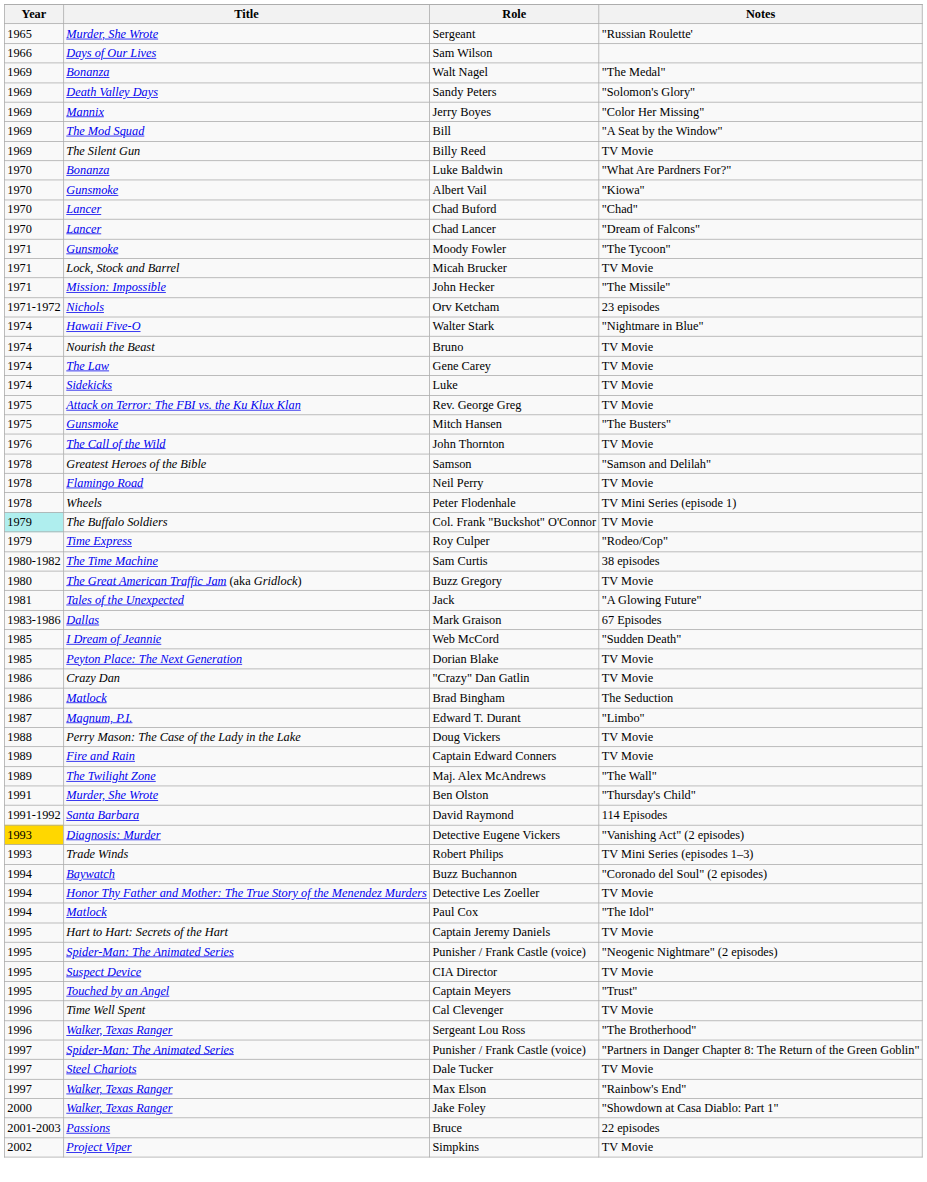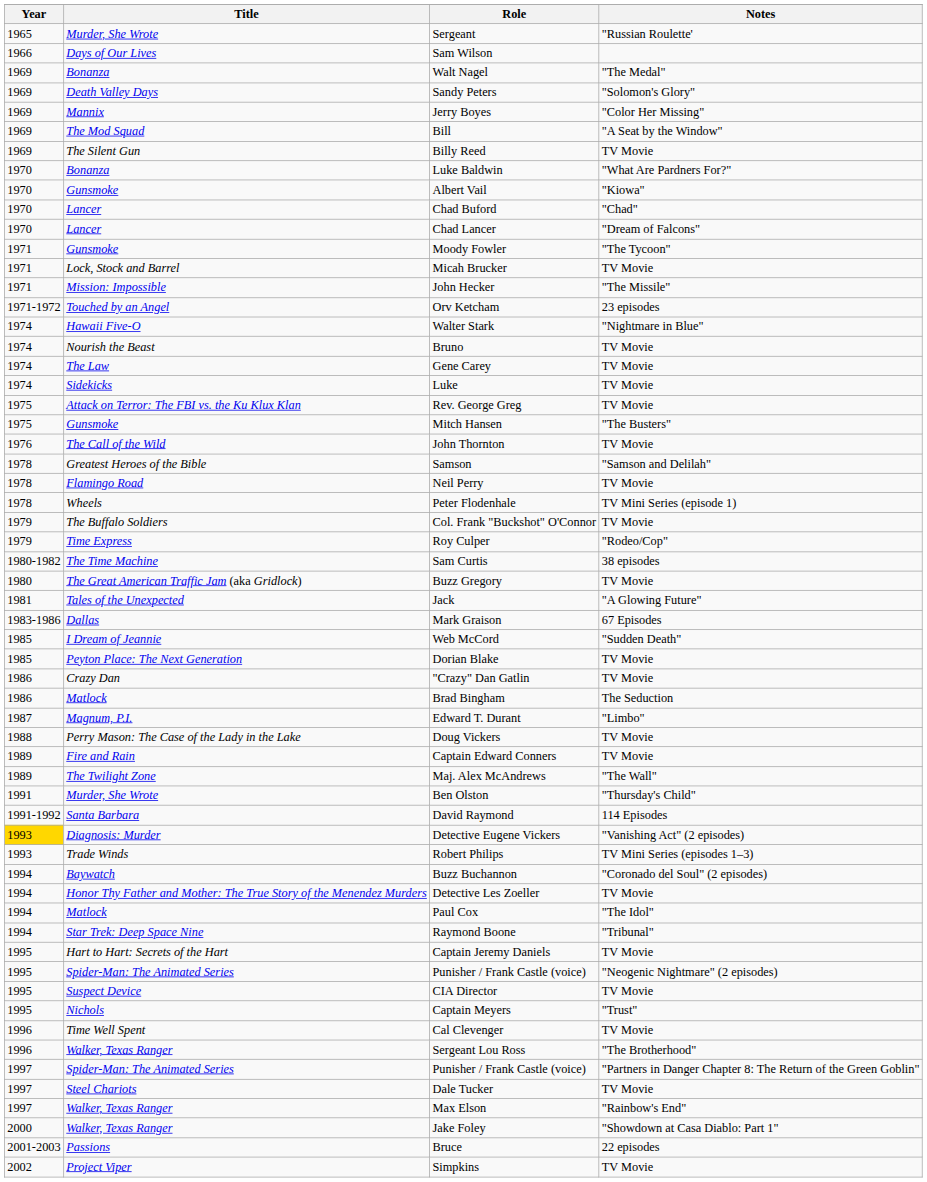(85, 307) Nichols -> (118, 307) Touched by an Angel
(20, 522) paleturquoise background -> (20, 522) no background
+ row: (474, 932)
(118, 991) Touched by an Angel -> (85, 1010) Nichols
